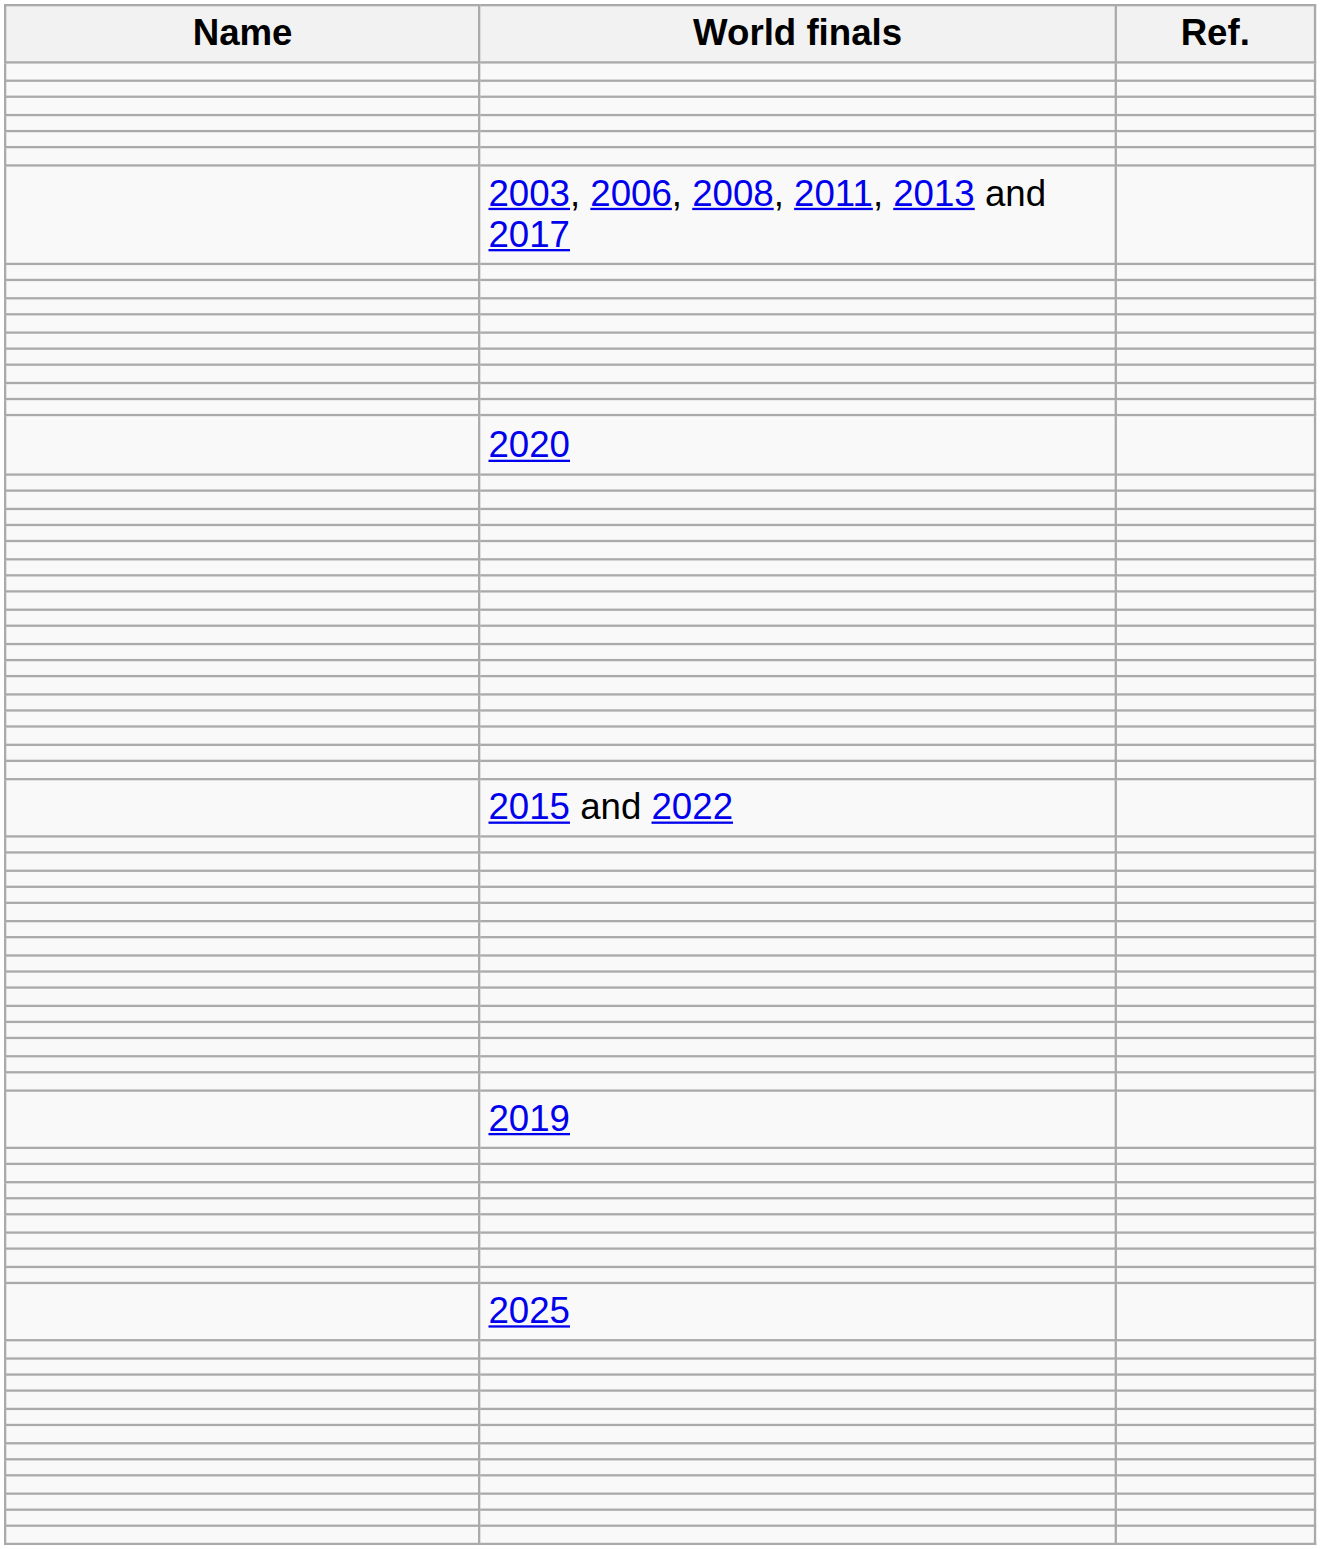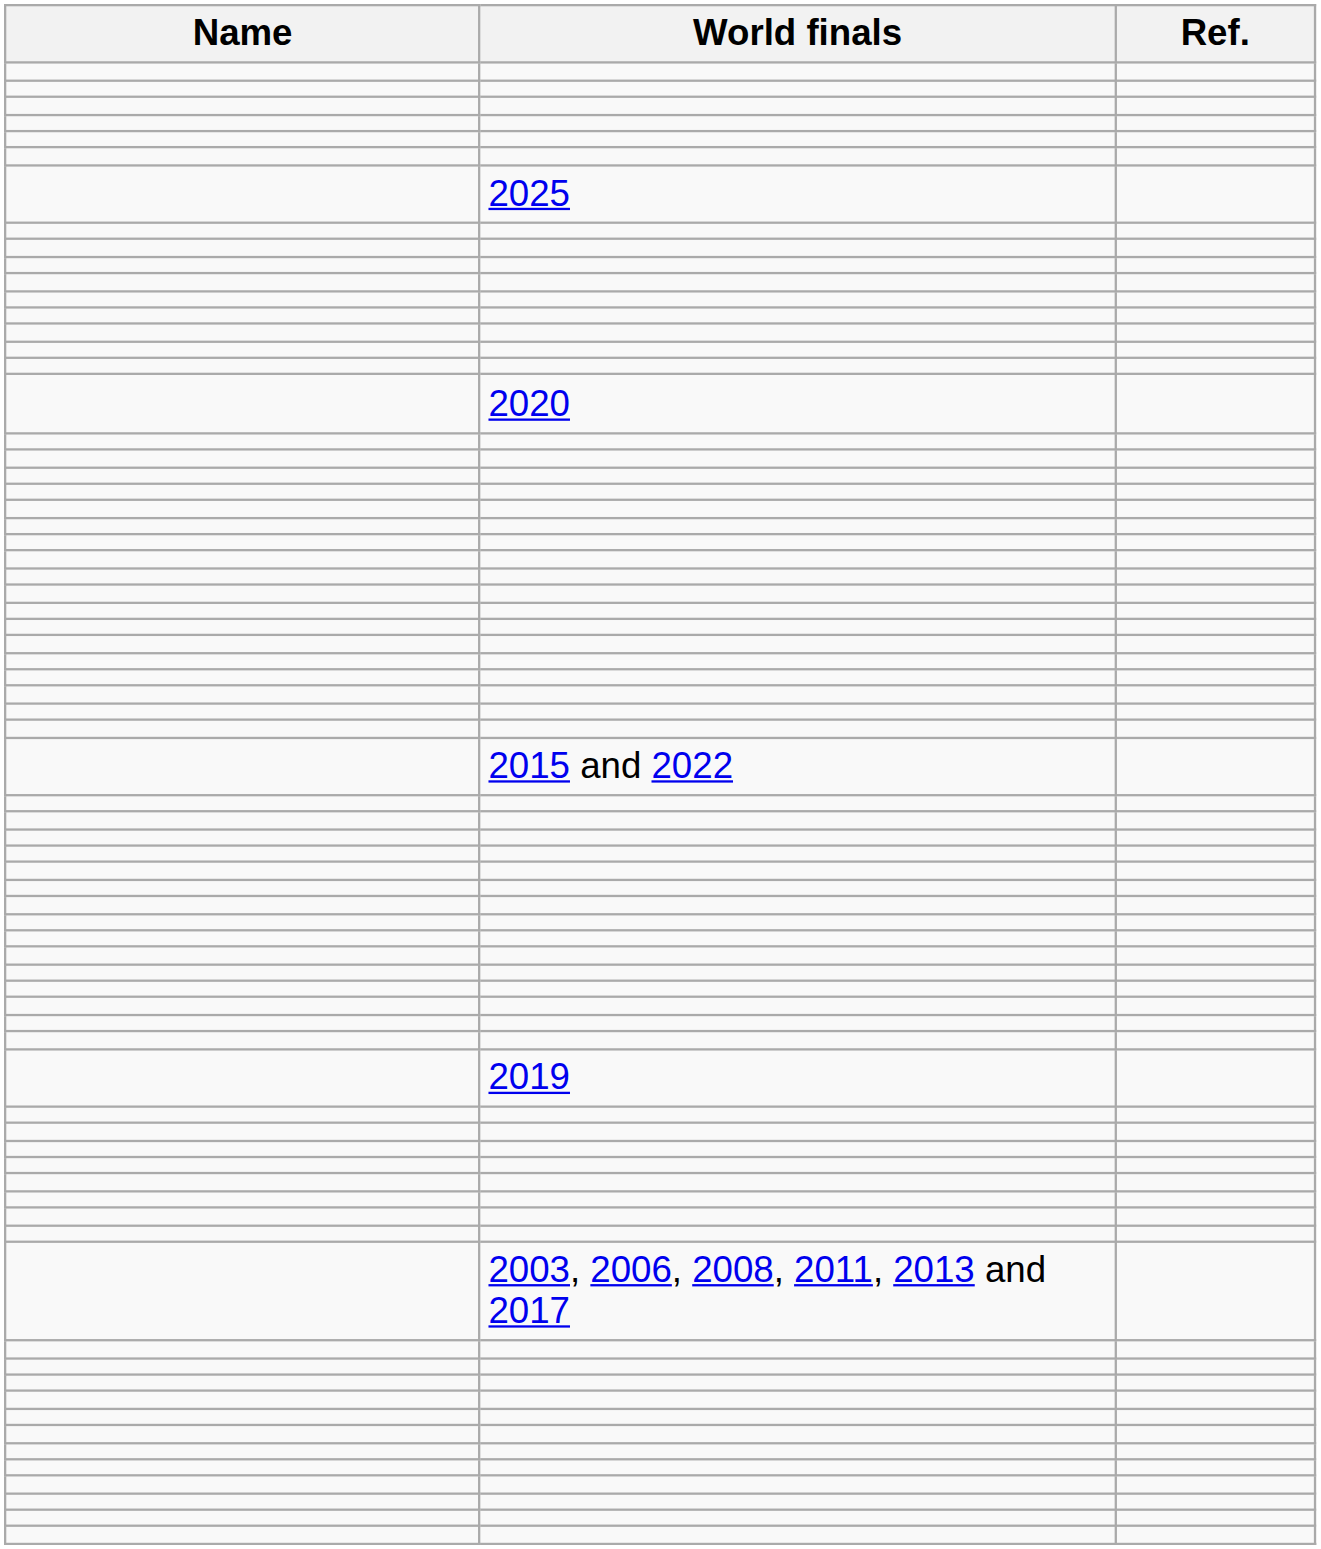rows swapped: (243, 1312) <-> (243, 214)
